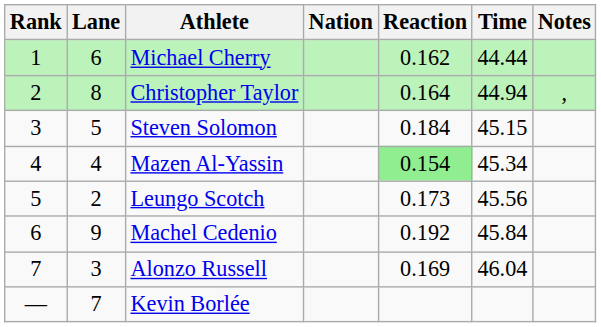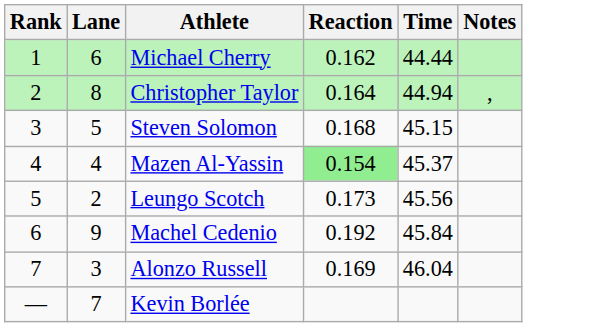- column: (341, 22)
(425, 127) 0.184 -> (351, 127) 0.168
(502, 163) 45.34 -> (428, 163) 45.37
